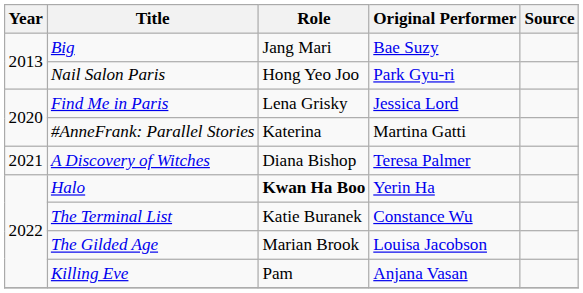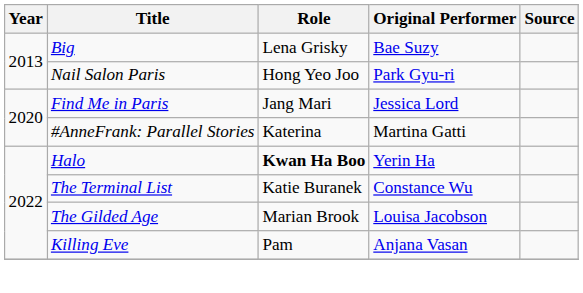(297, 47) Jang Mari -> (305, 47) Lena Grisky
(305, 103) Lena Grisky -> (297, 103) Jang Mari
- row: (130, 160)
